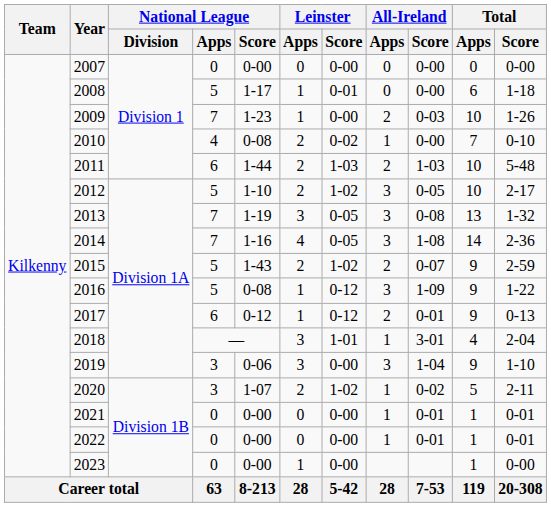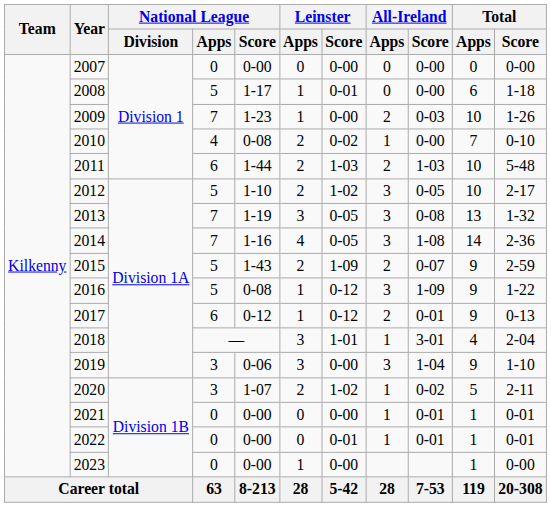(344, 265) 1-02 -> (344, 265) 1-09
(344, 439) 0-00 -> (344, 439) 0-01
